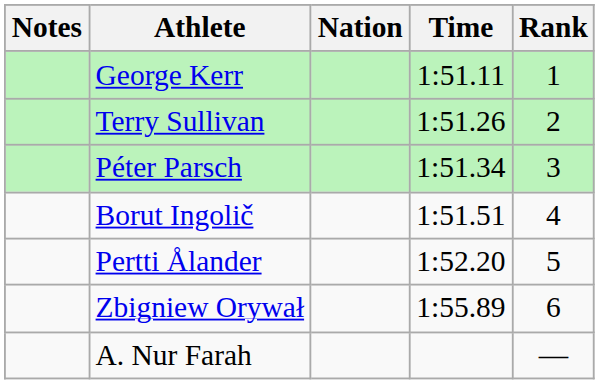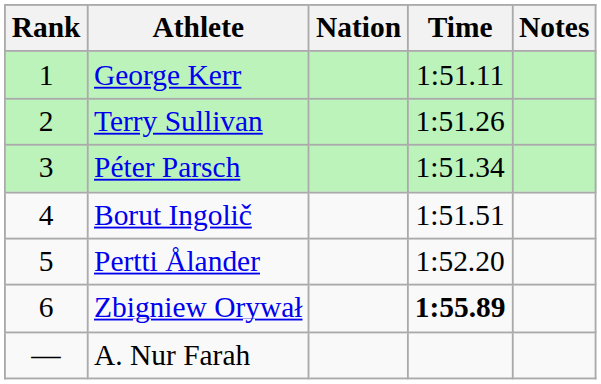columns swapped: (553, 27) <-> (47, 27)
(461, 307) normal -> (460, 307) bold
